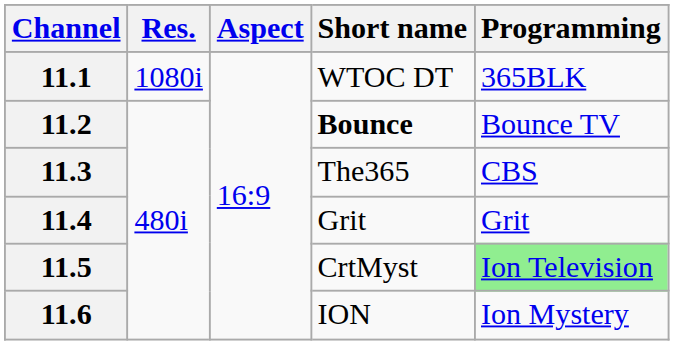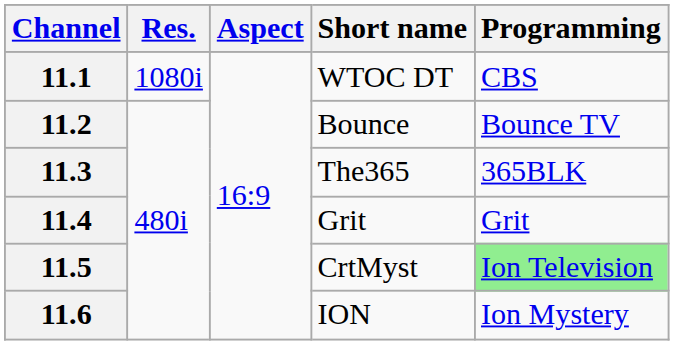(534, 76) 365BLK -> (509, 76) CBS
(365, 123) bold -> (363, 123) normal
(509, 171) CBS -> (534, 171) 365BLK
